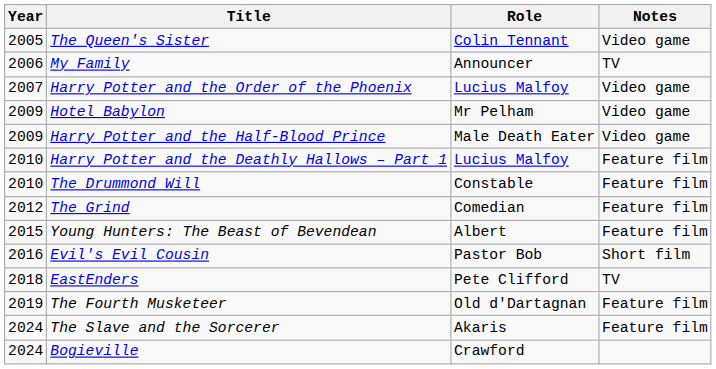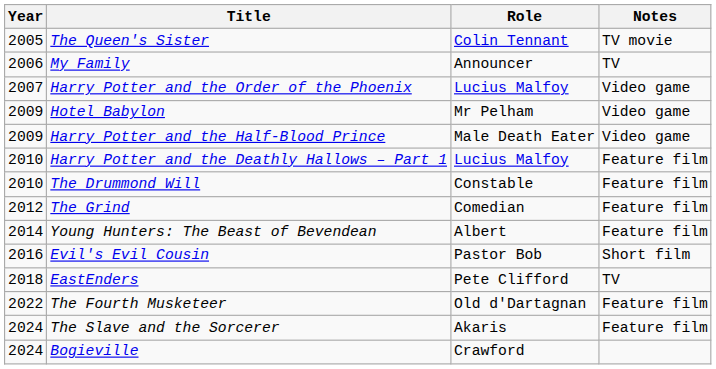(646, 40) Video game -> (637, 40) TV movie
(26, 232) 2015 -> (26, 232) 2014
(26, 304) 2019 -> (26, 304) 2022
